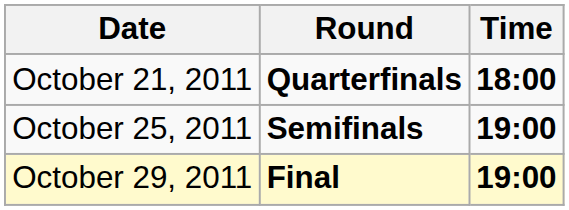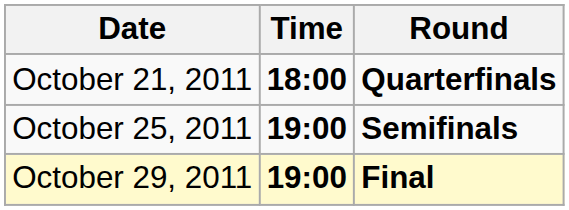columns swapped: (516, 29) <-> (364, 29)
